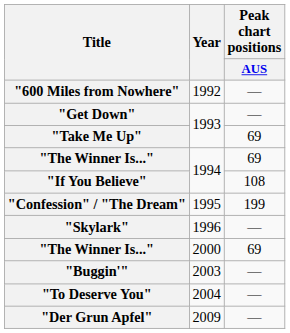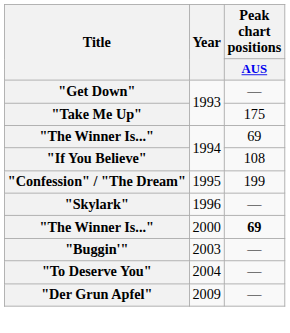- row: (97, 91)
(254, 136) 69 -> (254, 114) 175
(254, 249) normal -> (254, 227) bold
